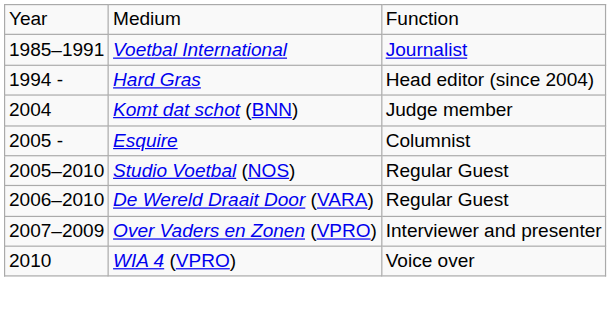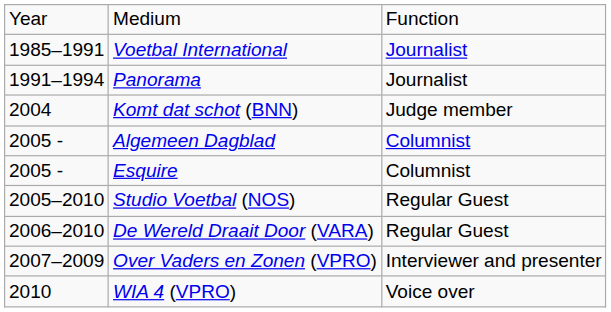+ row: (157, 79)
- row: (157, 79)
+ row: (194, 140)
